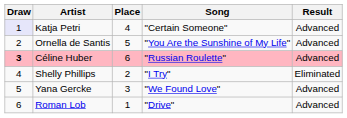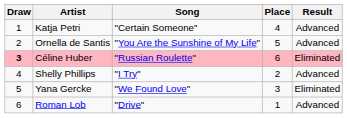columns swapped: (217, 12) <-> (127, 12)
(19, 27) lavender background -> (19, 27) no background
(317, 58) Advanced -> (317, 58) Eliminated
(317, 74) Eliminated -> (317, 74) Advanced
(317, 89) Advanced -> (317, 89) Eliminated
